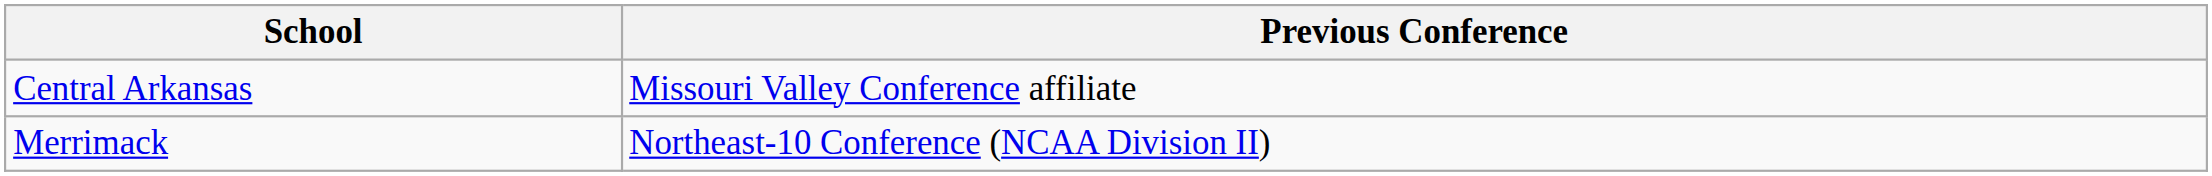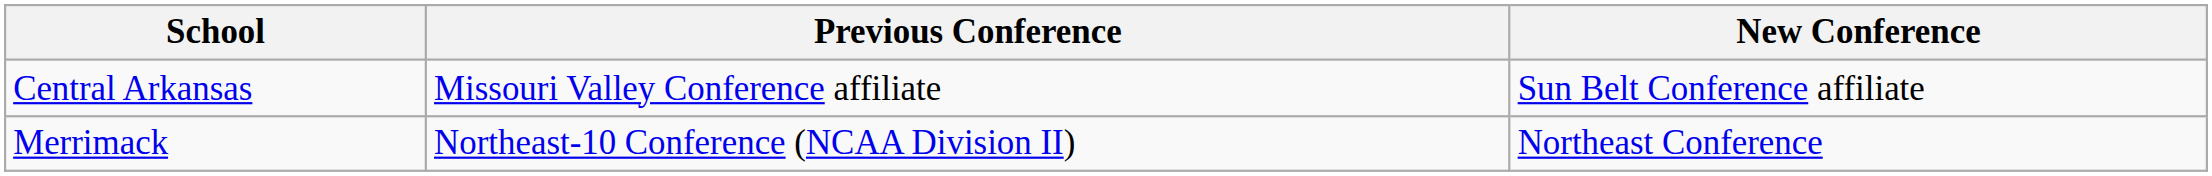+ column: (1858, 32)
